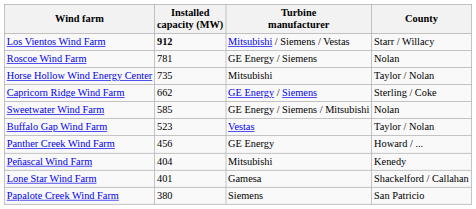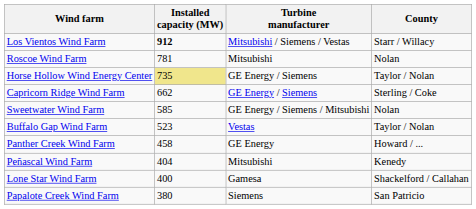(273, 59) GE Energy / Siemens -> (250, 59) Mitsubishi
(165, 76) no background -> (165, 76) khaki background
(250, 76) Mitsubishi -> (273, 76) GE Energy / Siemens
(165, 144) 456 -> (165, 144) 458
(165, 178) 401 -> (165, 178) 400
